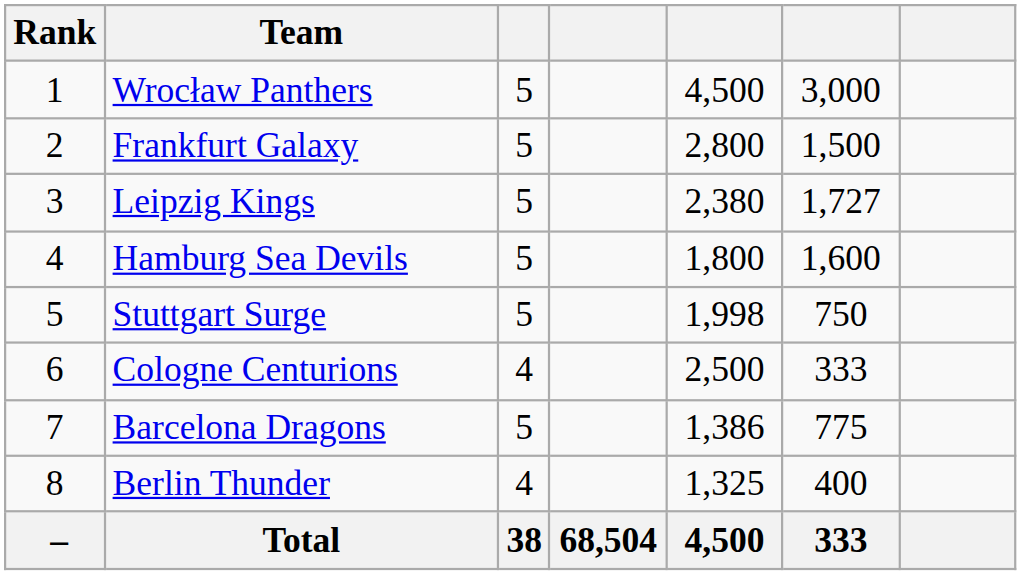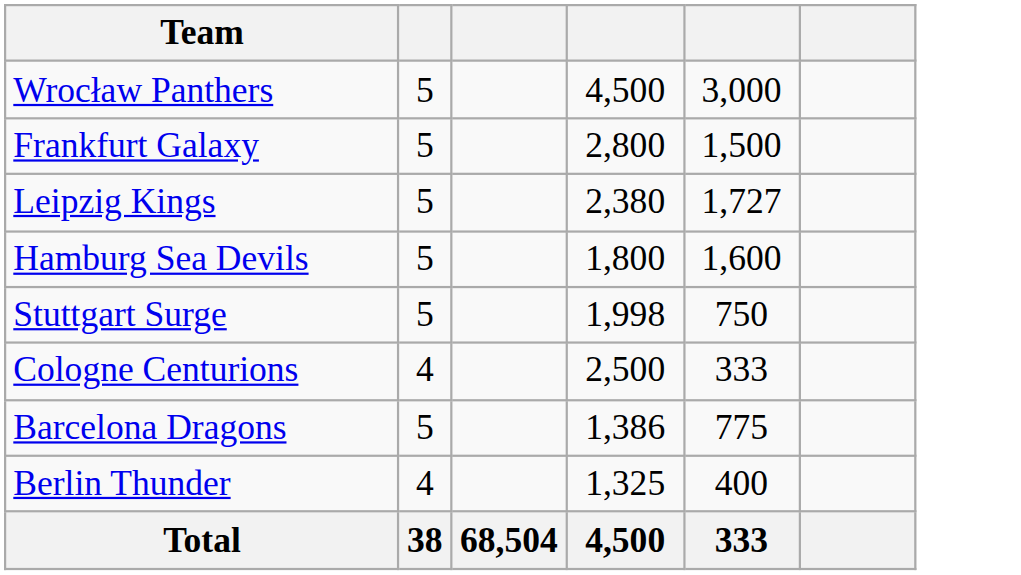- column: (55, 32)
